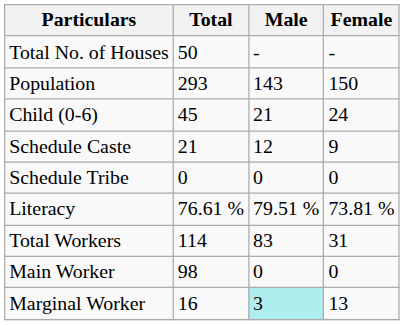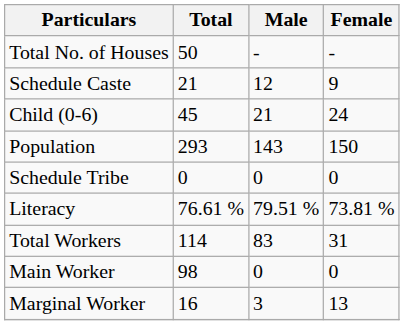rows swapped: (52, 83) <-> (70, 146)
(258, 303) paleturquoise background -> (258, 303) no background
